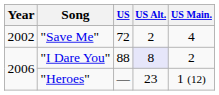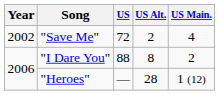(151, 57) lavender background -> (151, 57) no background
(151, 79) 23 -> (151, 79) 28
